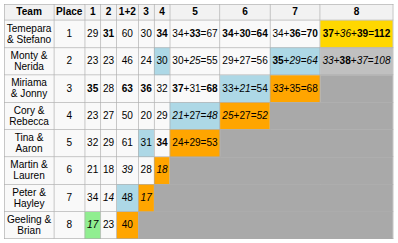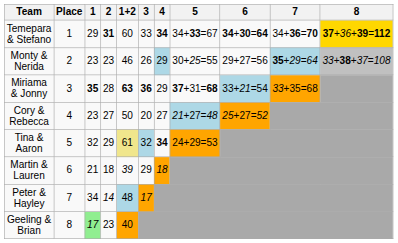(146, 34) 30 -> (146, 34) 33
(146, 61) 24 -> (146, 61) 26
(162, 61) 30 -> (162, 61) 29
(162, 88) 32 -> (162, 88) 29
(162, 116) 29 -> (162, 116) 27
(127, 143) no background -> (127, 143) khaki background
(146, 143) 31 -> (146, 143) 32
(146, 170) 28 -> (146, 170) 29
